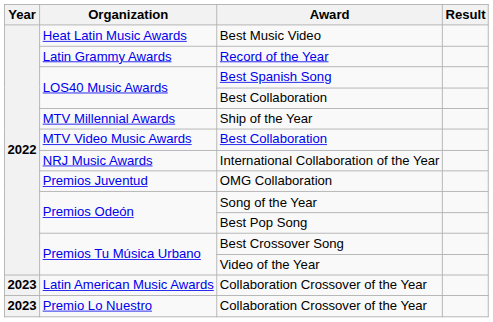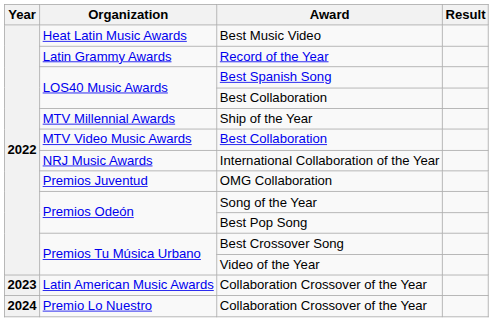(22, 306) 2023 -> (22, 306) 2024
